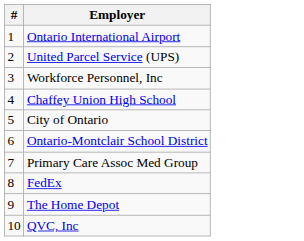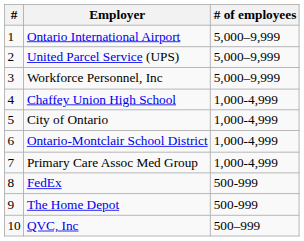+ column: (255, 15)
